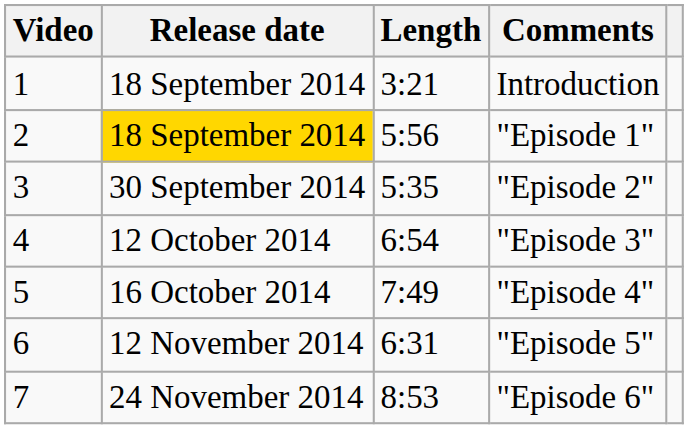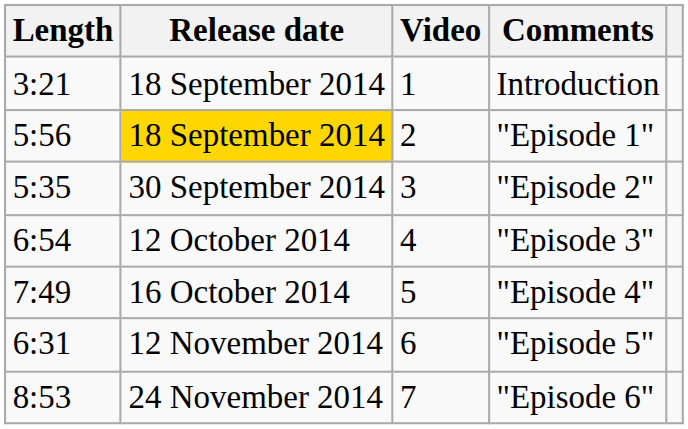columns swapped: (53, 30) <-> (431, 30)
